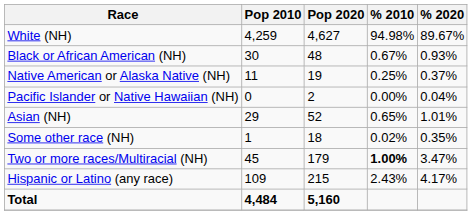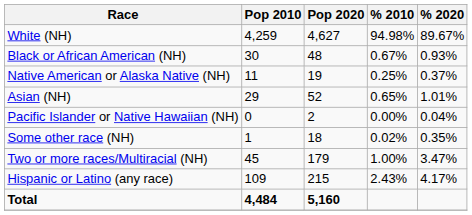rows swapped: (39, 117) <-> (123, 96)
(389, 158) bold -> (389, 158) normal
